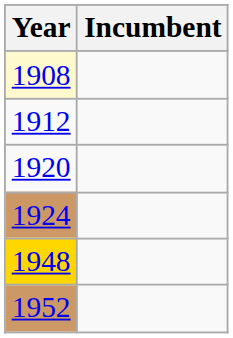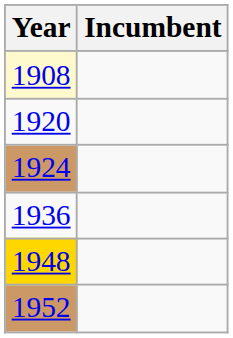- row: (41, 121)
+ row: (41, 214)
